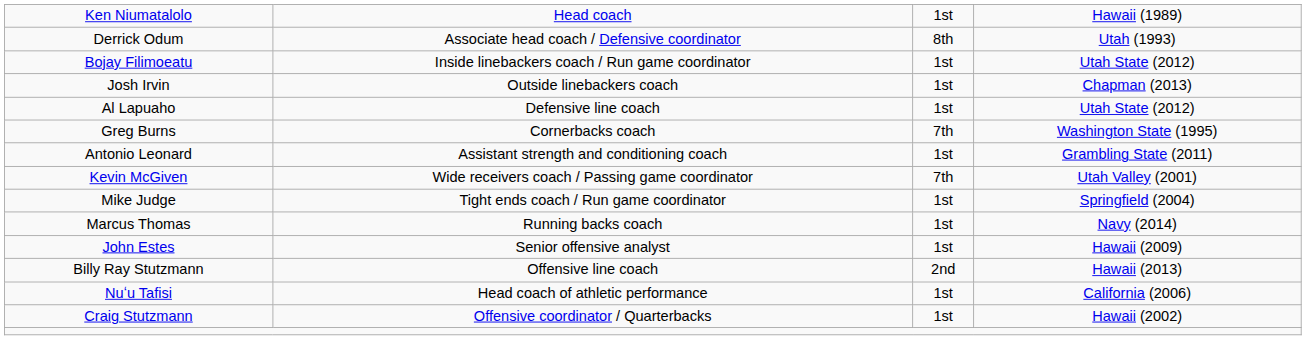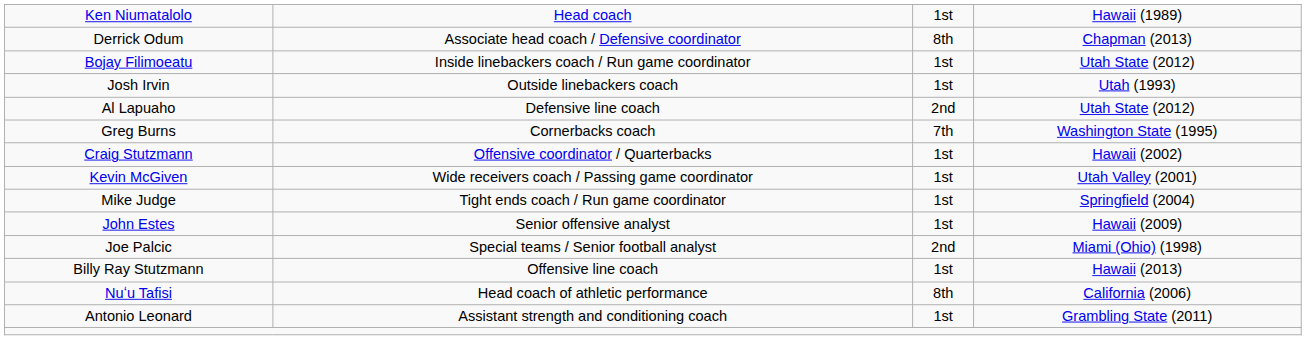(1137, 39) Utah (1993) -> (1137, 39) Chapman (2013)
(1137, 85) Chapman (2013) -> (1137, 85) Utah (1993)
(943, 108) 1st -> (943, 108) 2nd
rows swapped: (139, 316) <-> (138, 154)
(943, 177) 7th -> (943, 177) 1st
- row: (138, 223)
+ row: (139, 246)
(943, 270) 2nd -> (943, 270) 1st
(943, 293) 1st -> (943, 293) 8th
